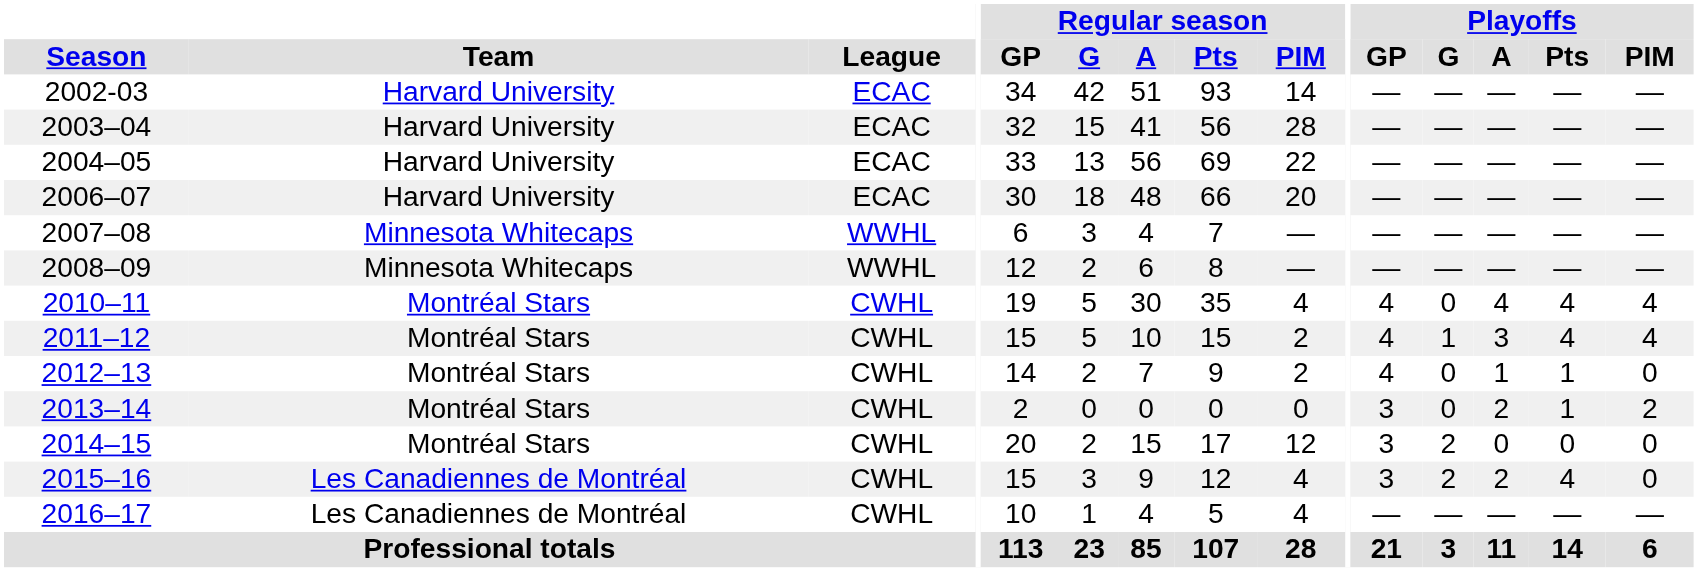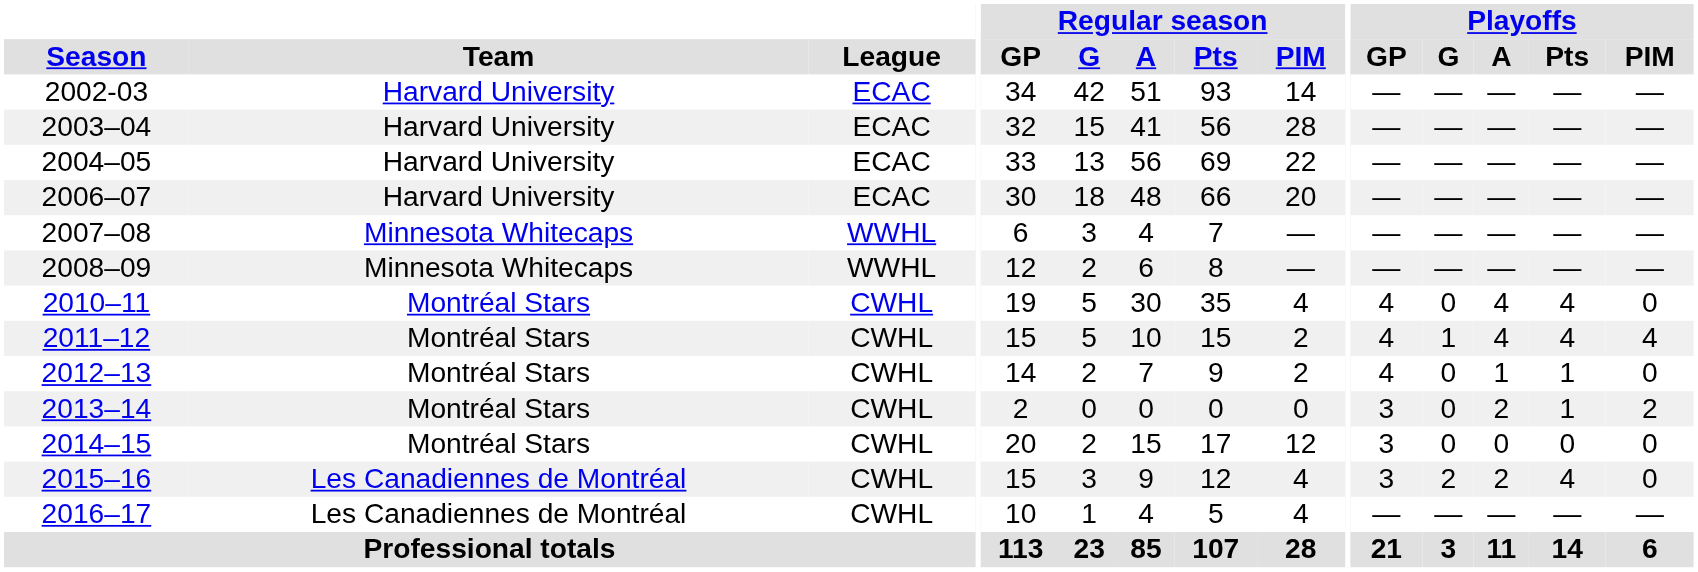(1650, 302) 4 -> (1650, 302) 0
(1501, 338) 3 -> (1501, 338) 4
(1448, 443) 2 -> (1448, 443) 0
